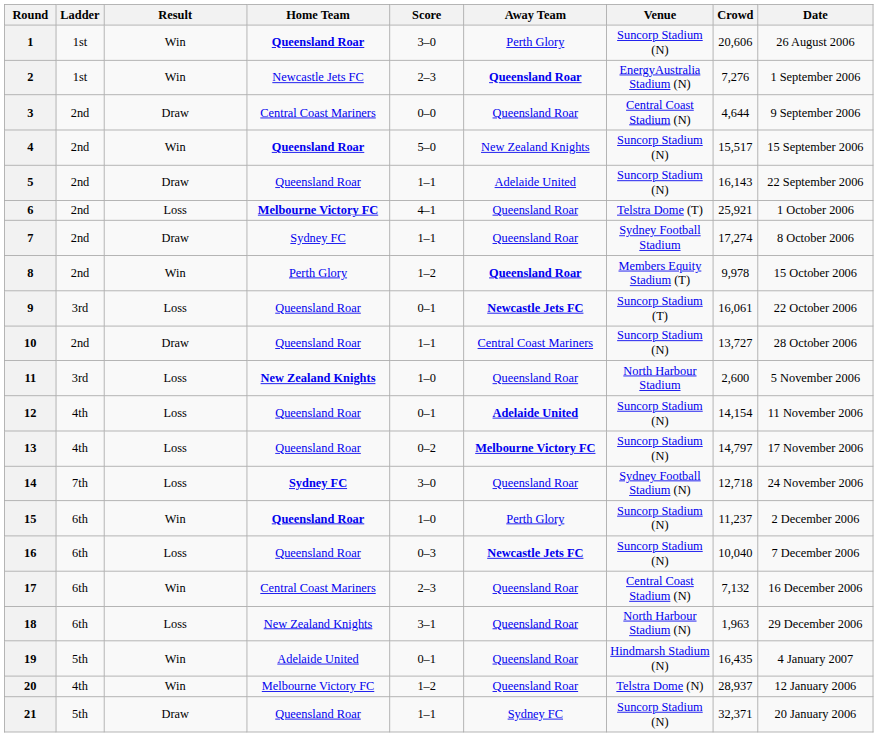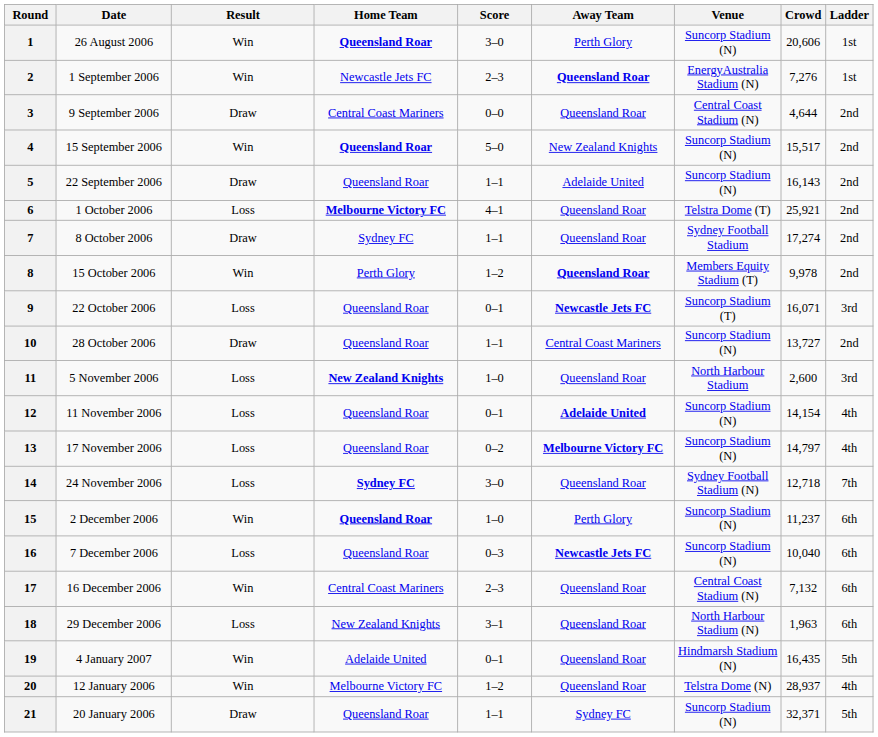columns swapped: (815, 15) <-> (80, 15)
(735, 308) 16,061 -> (803, 308) 16,071
